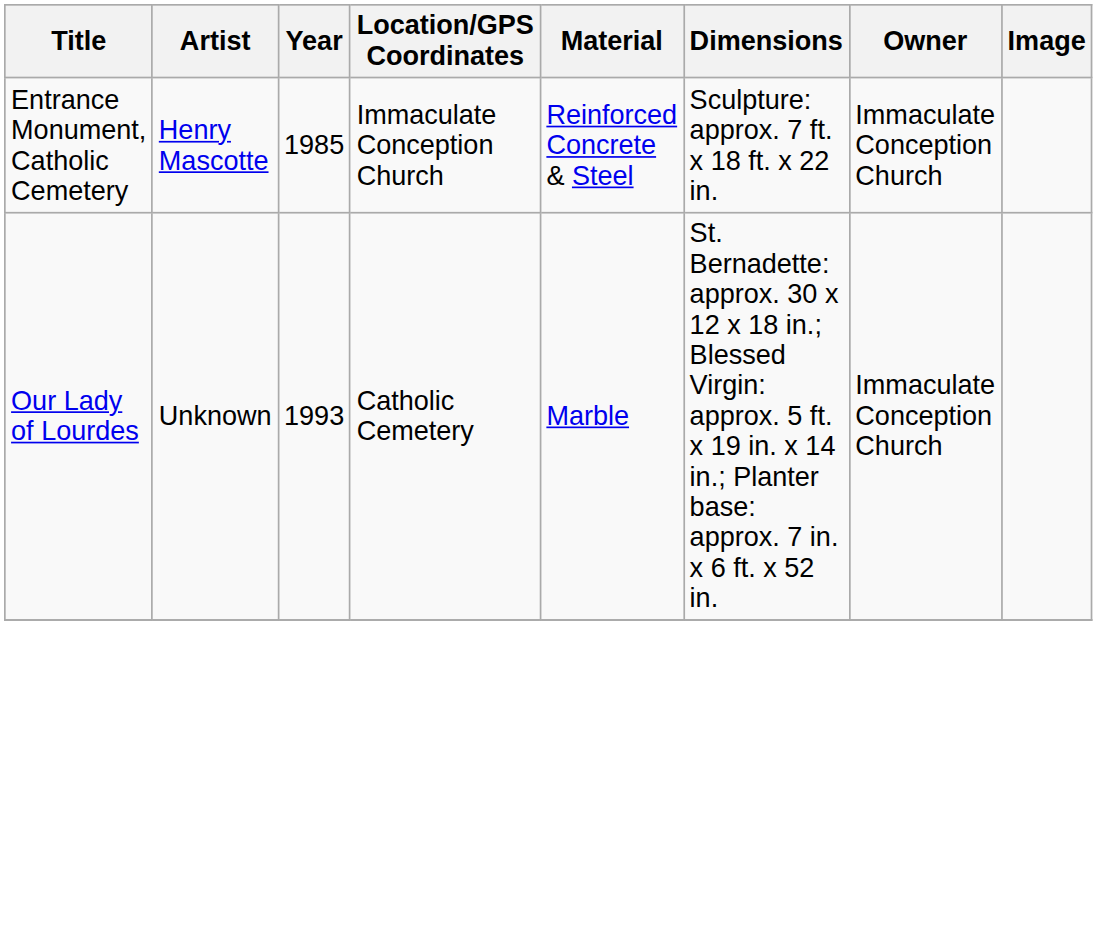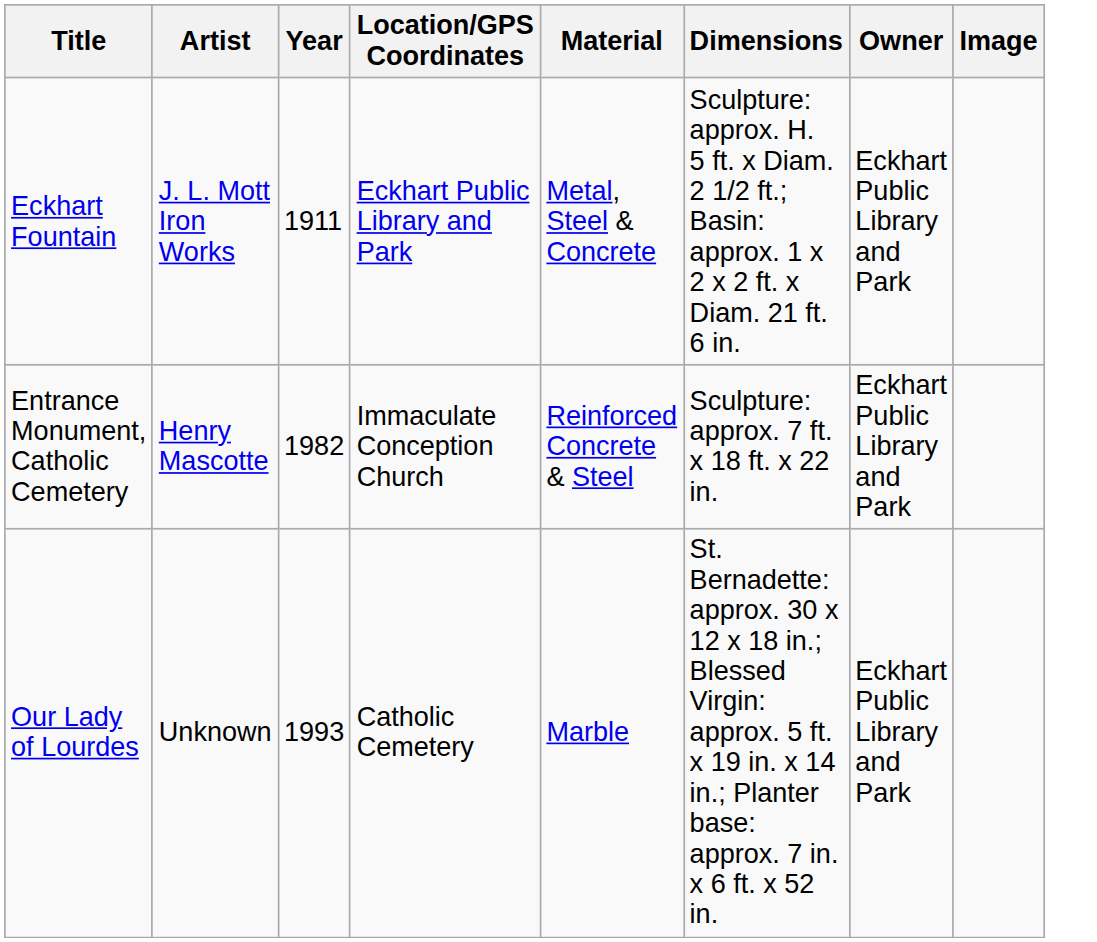+ row: (64, 220)
(314, 144) 1985 -> (314, 446) 1982
(925, 144) Immaculate Conception Church -> (901, 446) Eckhart Public Library and Park
(925, 415) Immaculate Conception Church -> (901, 732) Eckhart Public Library and Park
